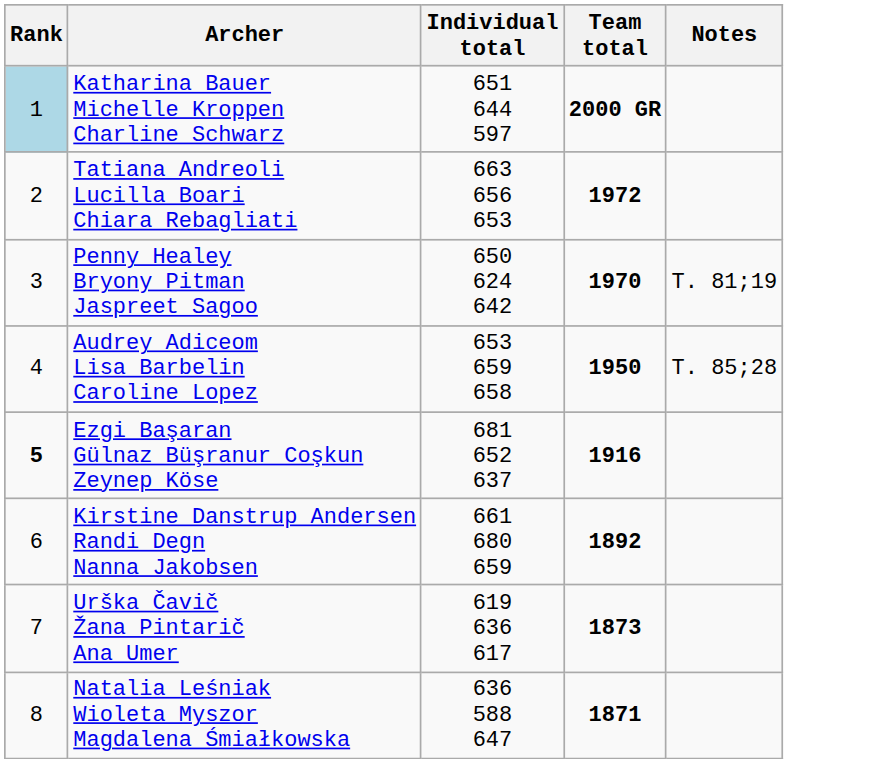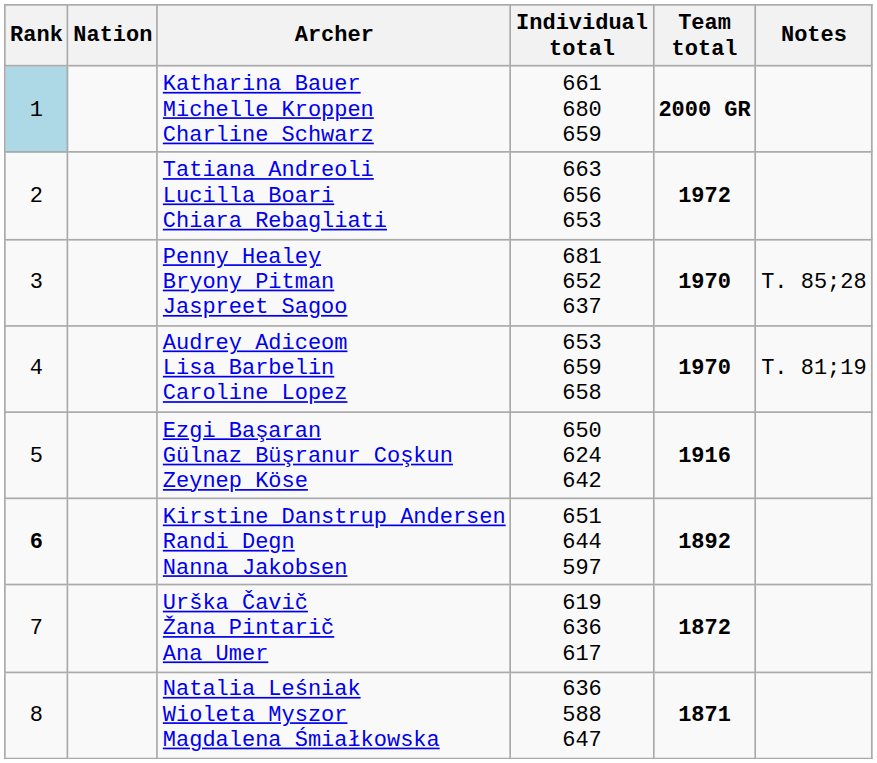+ column: (113, 35)
(492, 109) 651 644 597 -> (582, 109) 661 680 659
(492, 282) 650 624 642 -> (582, 282) 681 652 637
(724, 282) T. 81;19 -> (814, 282) T. 85;28
(615, 369) 1950 -> (705, 369) 1970
(724, 369) T. 85;28 -> (814, 369) T. 81;19
(36, 455) bold -> (36, 455) normal
(492, 455) 681 652 637 -> (582, 455) 650 624 642
(36, 542) normal -> (36, 542) bold
(492, 542) 661 680 659 -> (582, 542) 651 644 597
(615, 628) 1873 -> (705, 628) 1872
